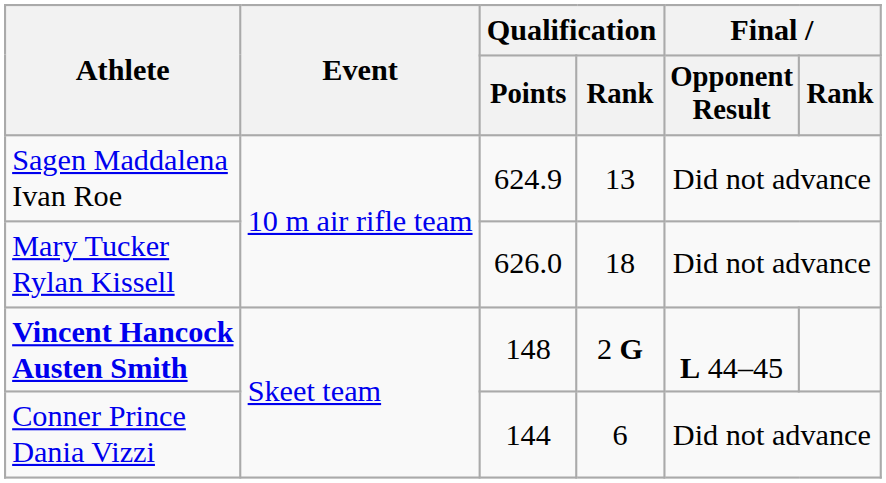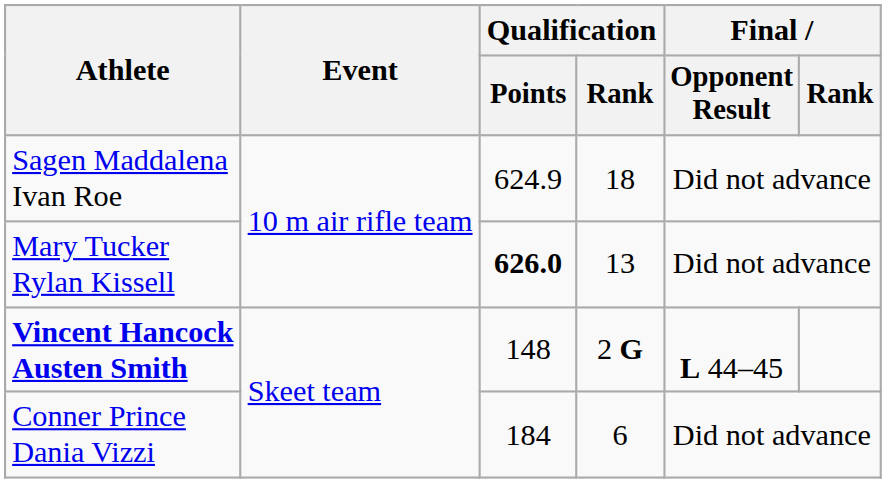(620, 178) 13 -> (620, 178) 18
(528, 263) normal -> (528, 263) bold
(620, 263) 18 -> (620, 263) 13
(528, 435) 144 -> (528, 435) 184
